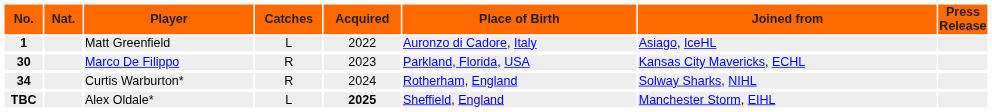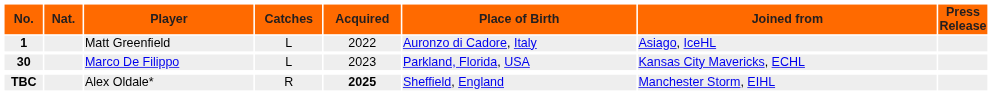(289, 62) R -> (289, 62) L
- row: (134, 81)
(289, 99) L -> (289, 82) R
